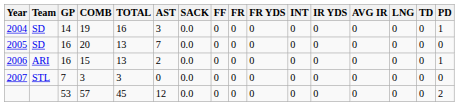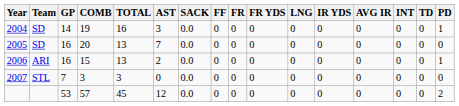columns swapped: (299, 12) <-> (403, 12)
